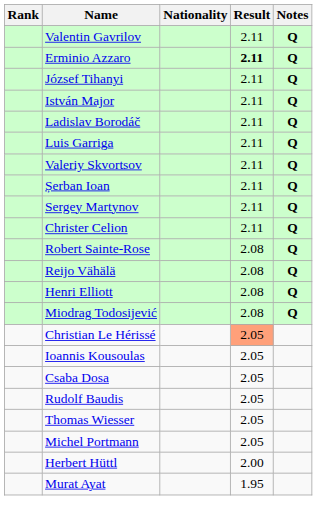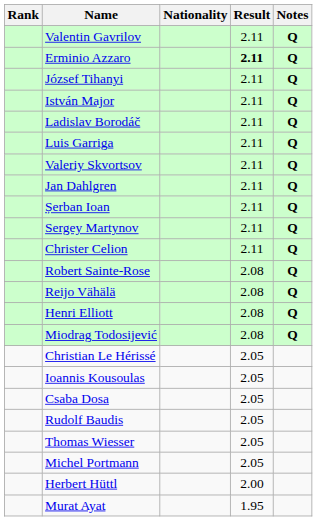+ row: (81, 185)
(252, 334) lightsalmon background -> (252, 356) no background
